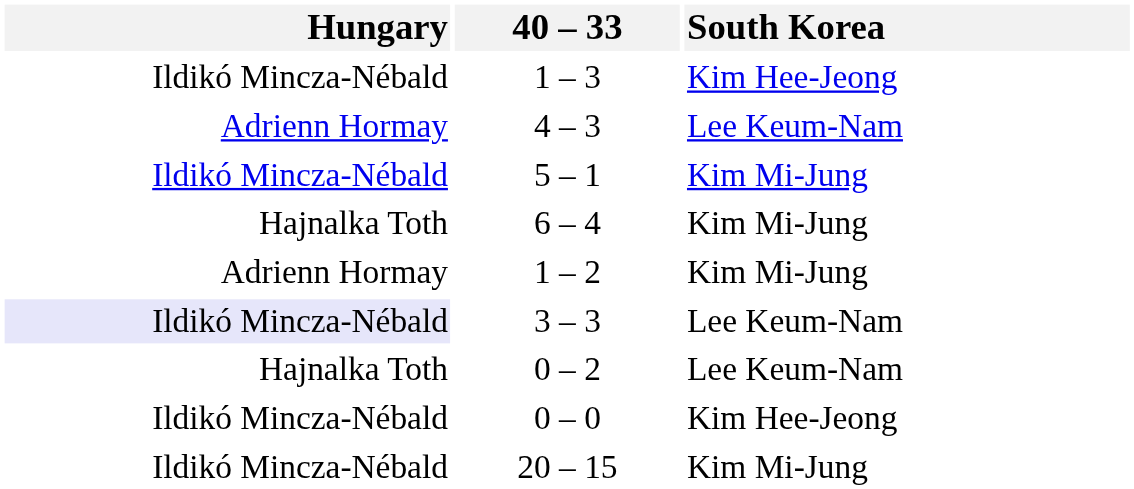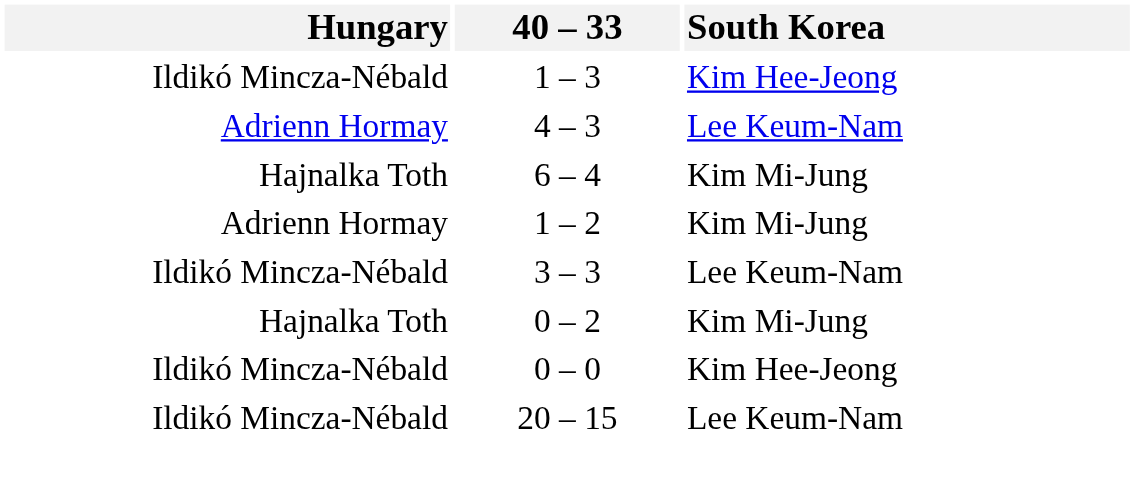- row: (567, 174)
(300, 320) lavender background -> (300, 271) no background
(795, 369) Lee Keum-Nam -> (777, 320) Kim Mi-Jung
(777, 466) Kim Mi-Jung -> (795, 418) Lee Keum-Nam
